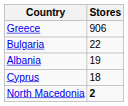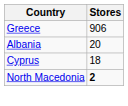- row: (25, 45)
(95, 61) 19 -> (95, 45) 20
